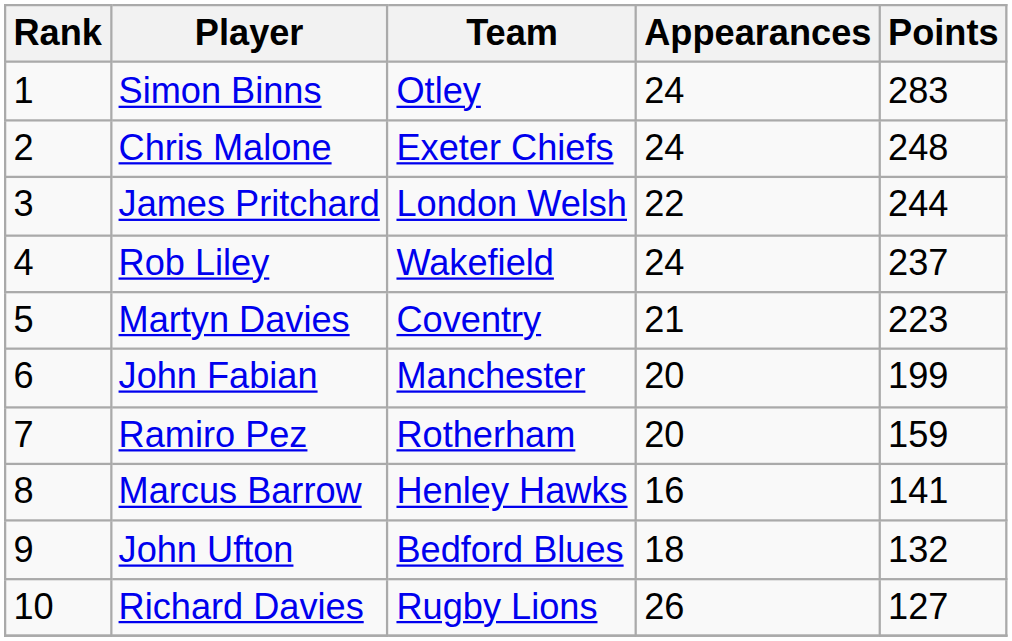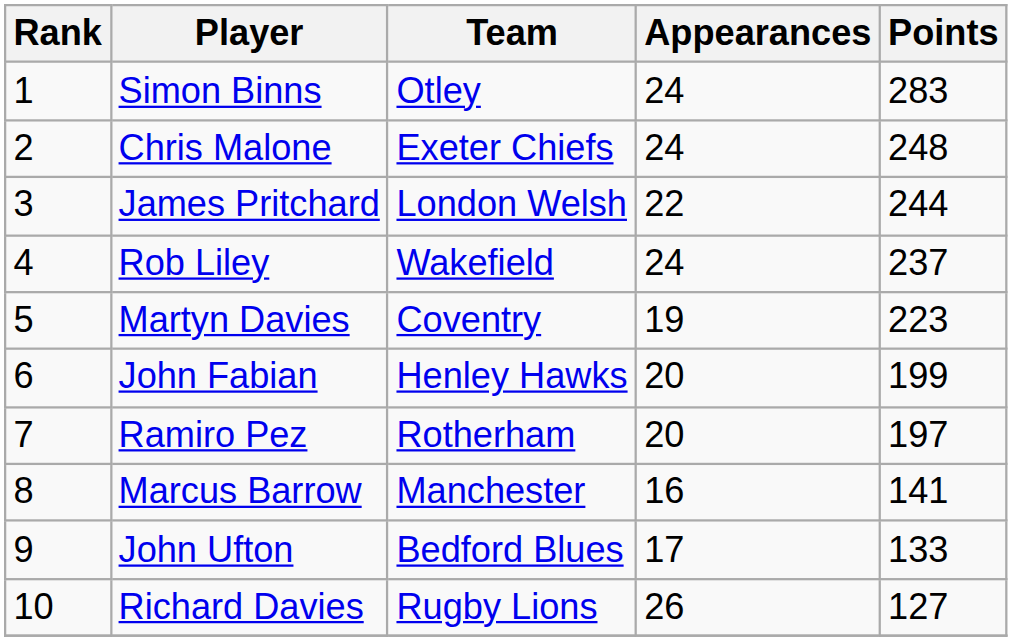(664, 319) 21 -> (664, 319) 19
(491, 377) Manchester -> (512, 377) Henley Hawks
(918, 434) 159 -> (918, 434) 197
(512, 491) Henley Hawks -> (491, 491) Manchester
(664, 549) 18 -> (664, 549) 17
(918, 549) 132 -> (918, 549) 133
